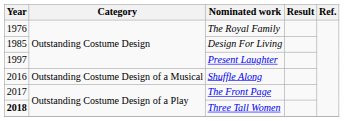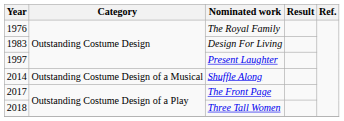(17, 44) 1985 -> (17, 44) 1983
(17, 76) 2016 -> (17, 76) 2014
(17, 108) bold -> (17, 108) normal
